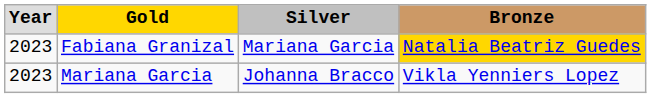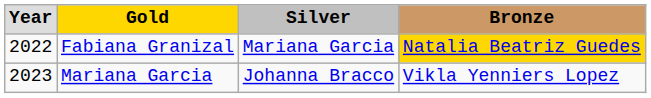(31, 49) 2023 -> (31, 49) 2022
